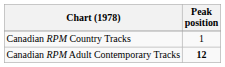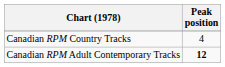(202, 39) 1 -> (202, 39) 4
